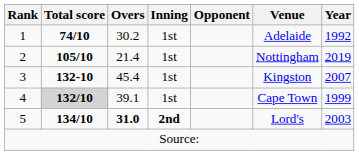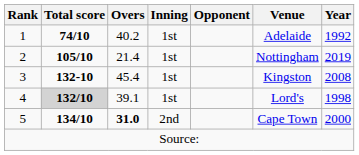(128, 35) 30.2 -> (128, 35) 40.2
(338, 77) 2007 -> (338, 77) 2008
(287, 98) Cape Town -> (287, 98) Lord's
(338, 98) 1999 -> (338, 98) 1998
(169, 118) bold -> (169, 118) normal
(287, 118) Lord's -> (287, 118) Cape Town
(338, 118) 2003 -> (338, 118) 2000
